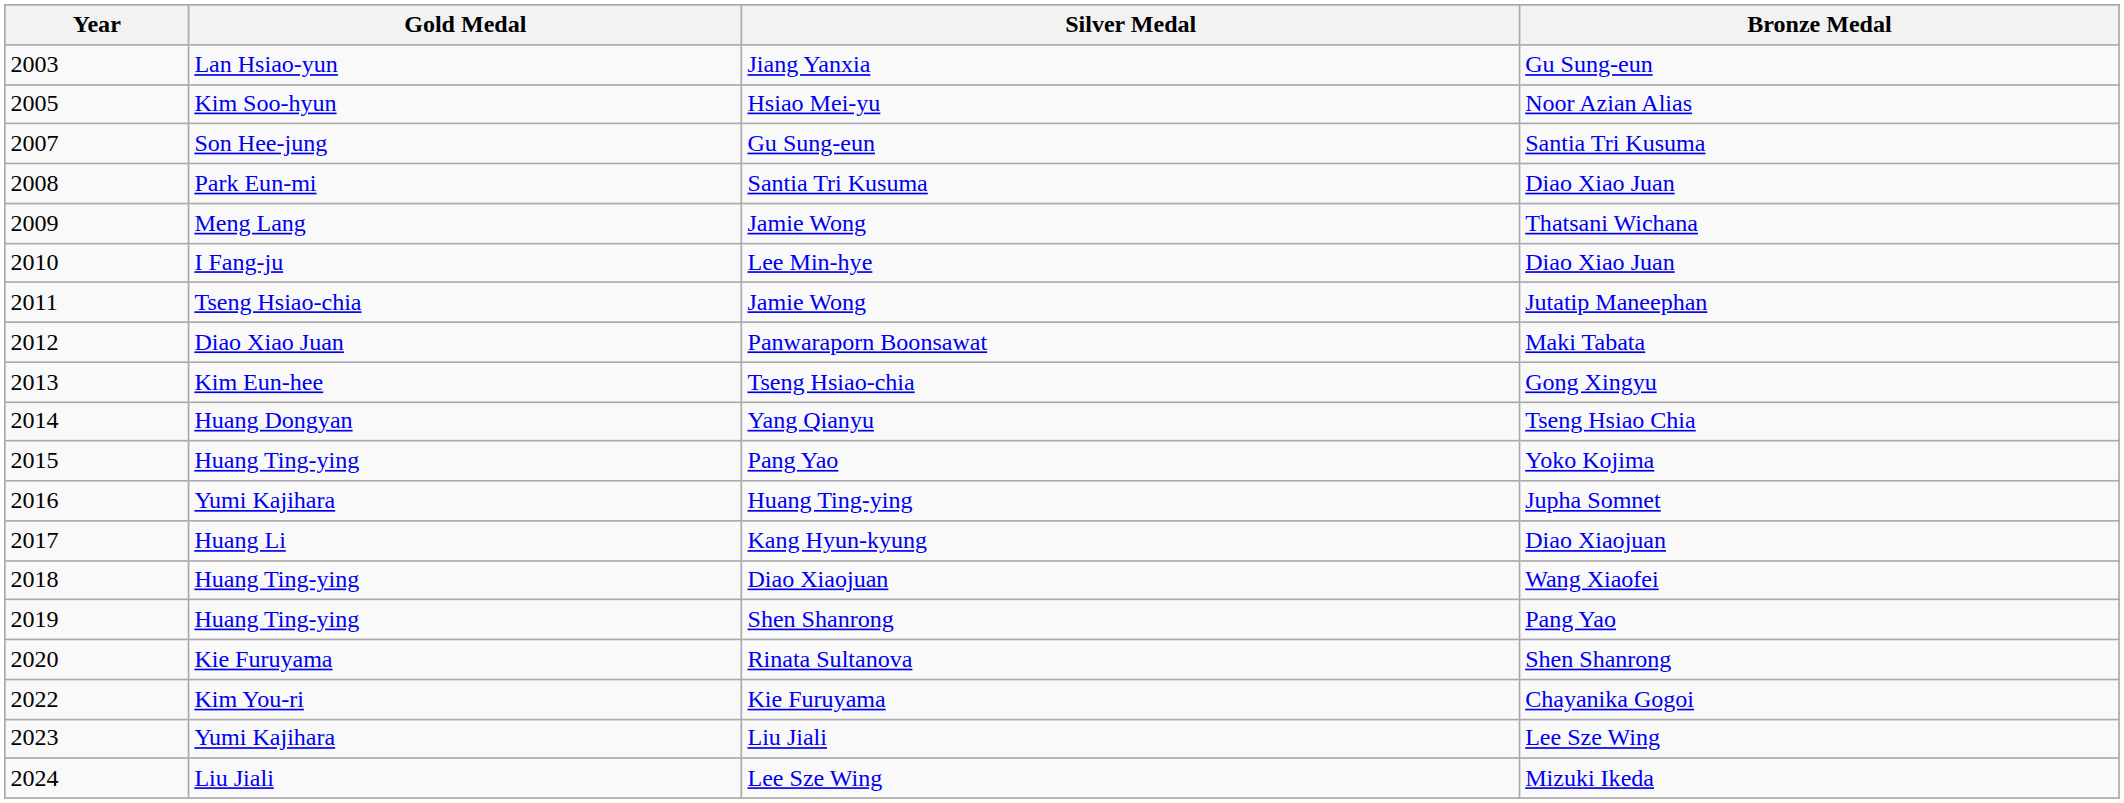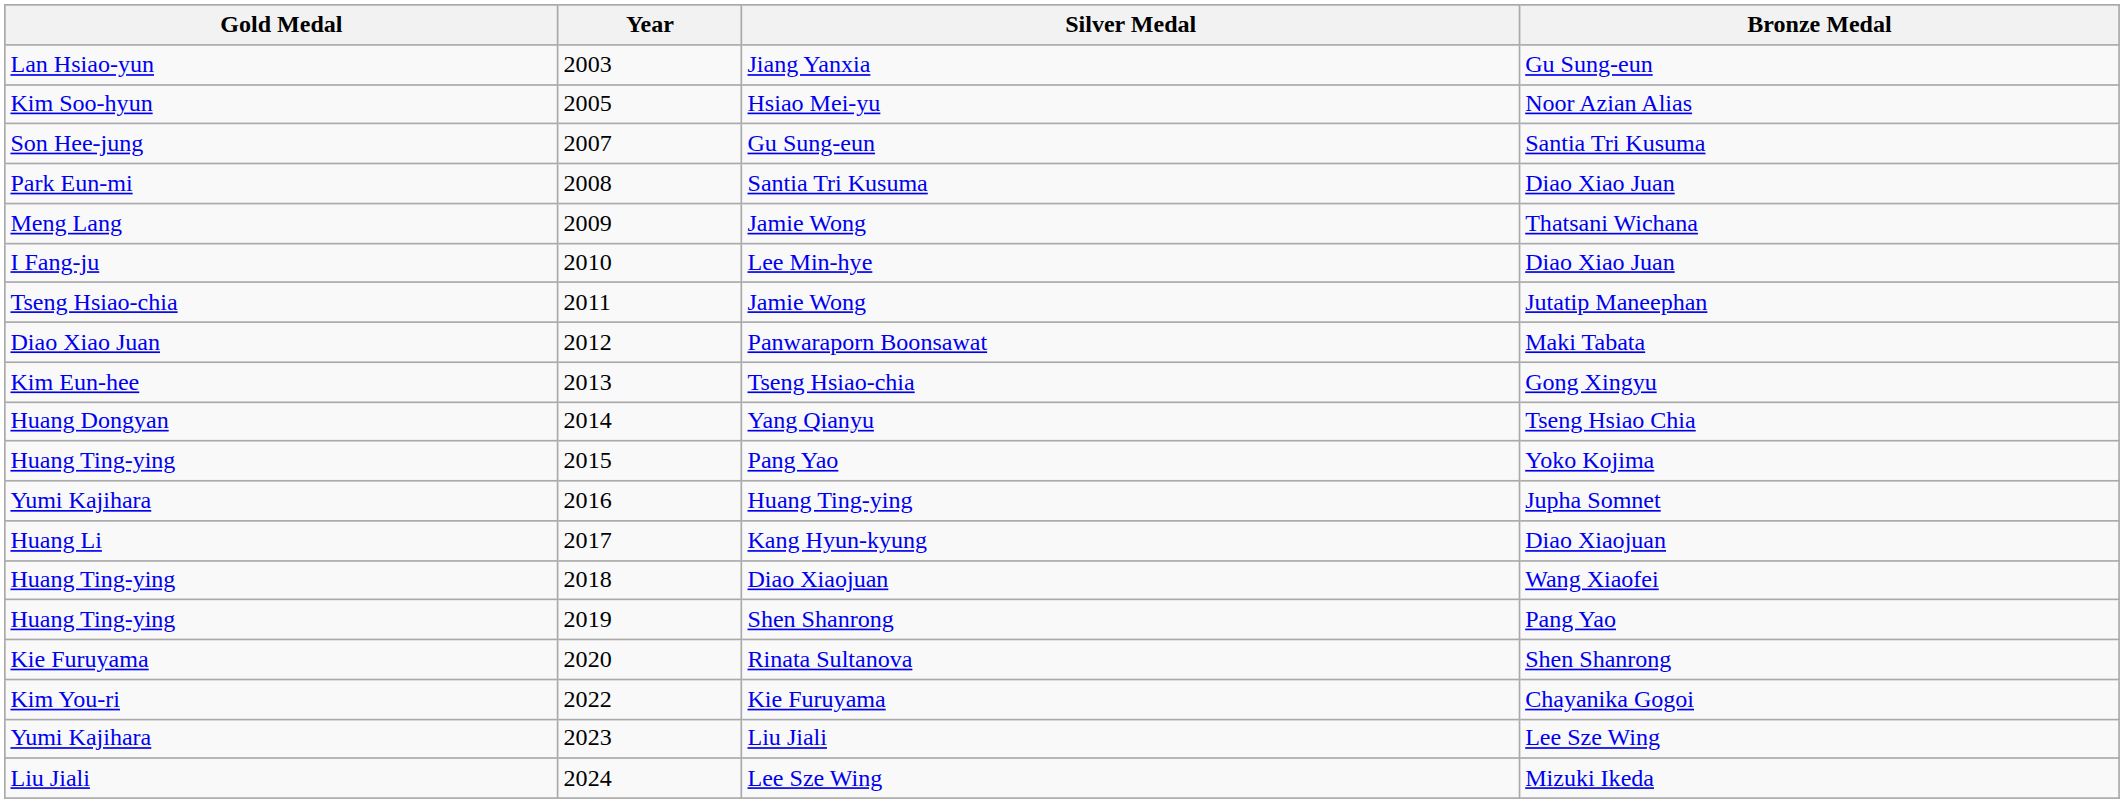columns swapped: (97, 24) <-> (465, 24)
